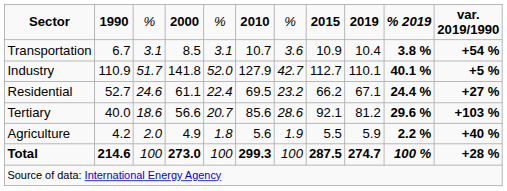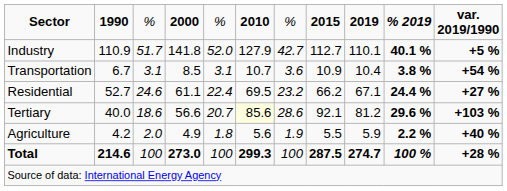rows swapped: (31, 71) <-> (49, 50)
(259, 112) no background -> (259, 112) lightyellow background
